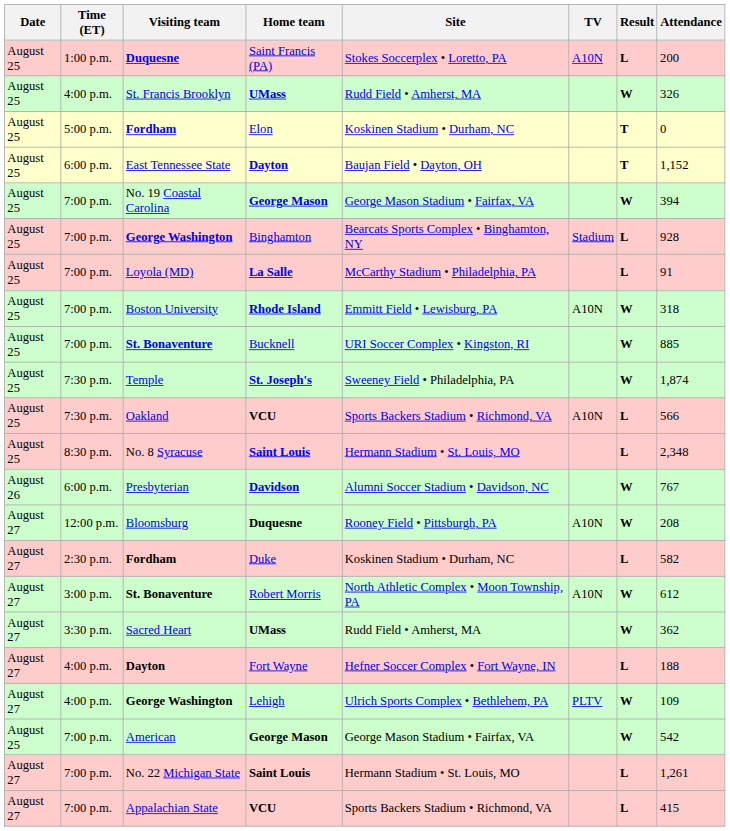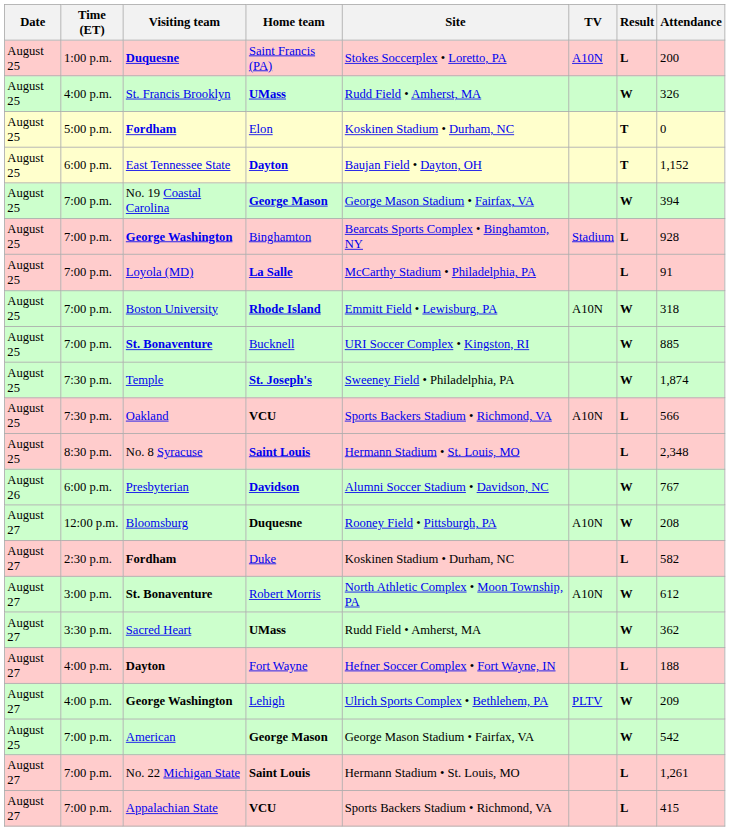(670, 701) 109 -> (670, 701) 209
